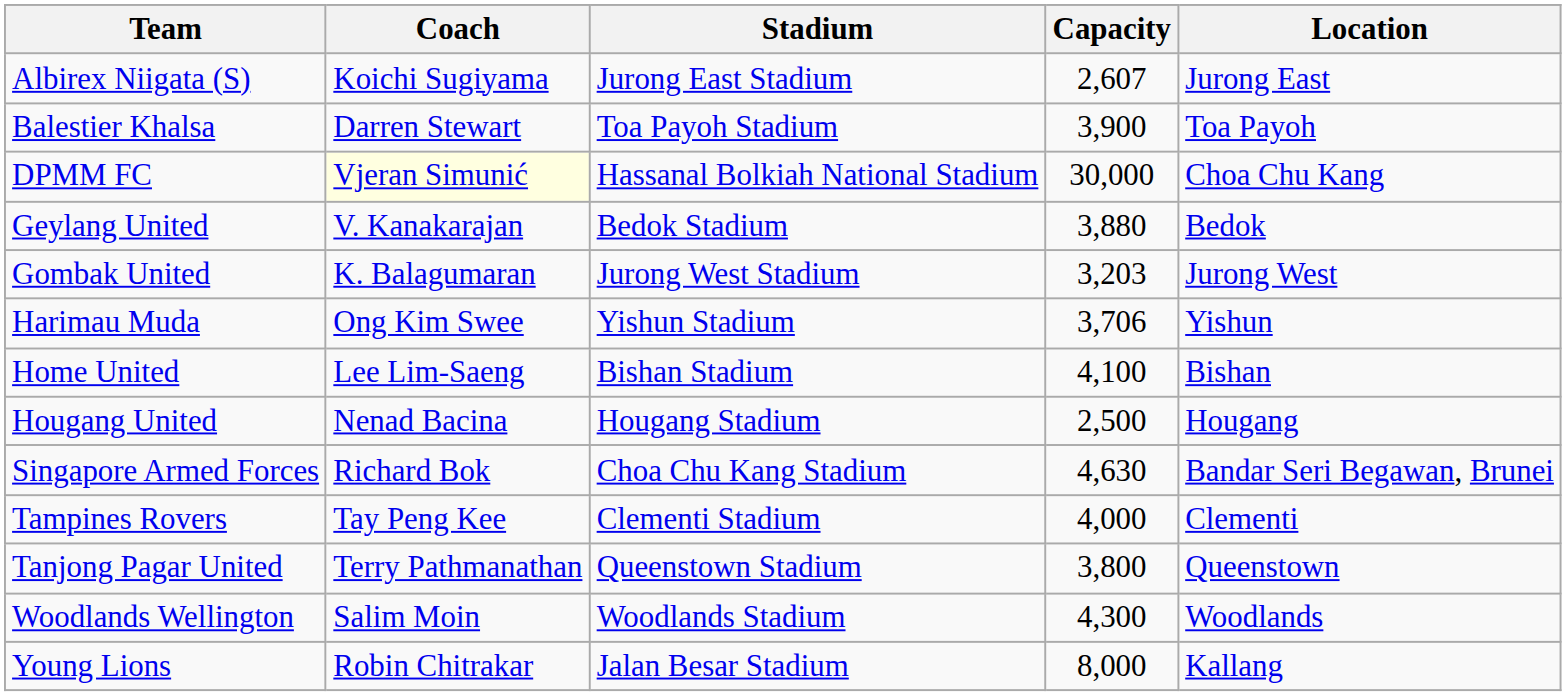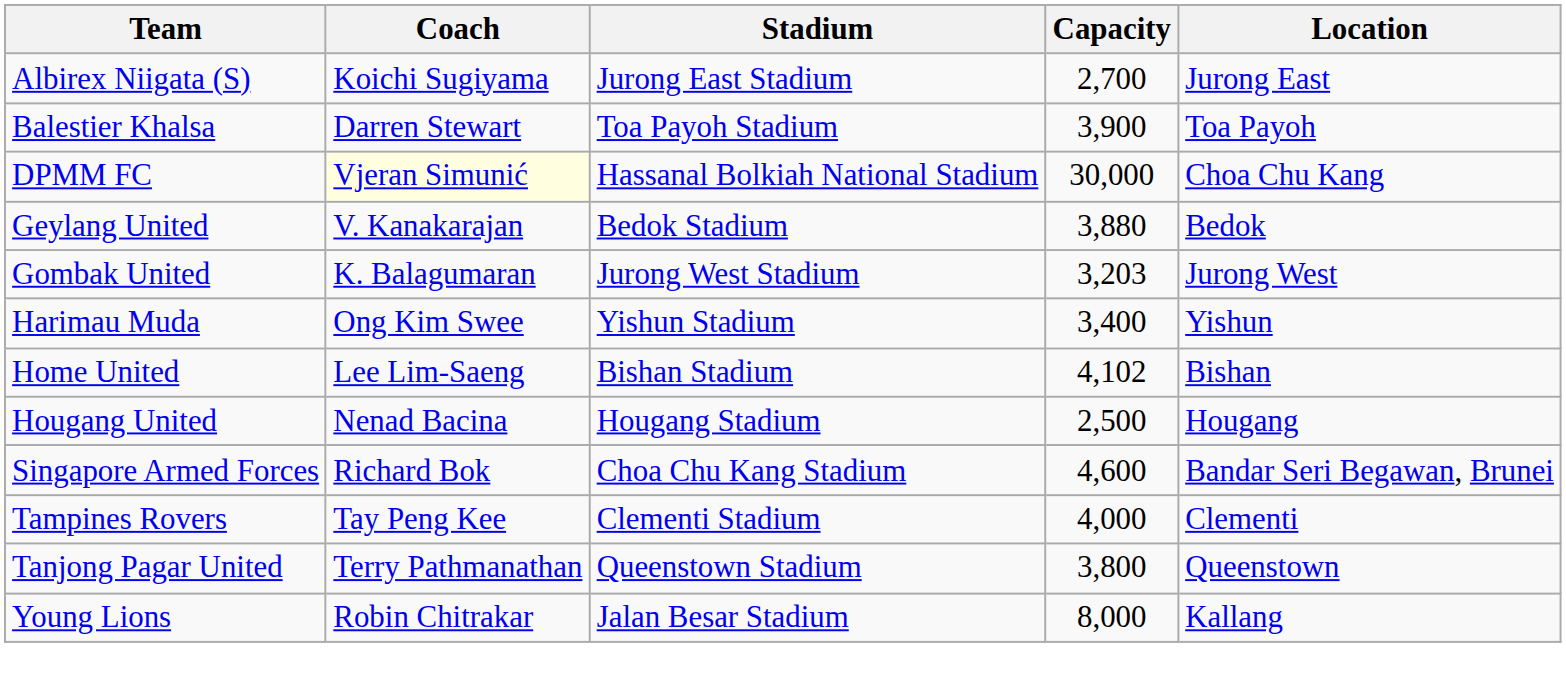(1112, 77) 2,607 -> (1112, 77) 2,700
(1112, 322) 3,706 -> (1112, 322) 3,400
(1112, 371) 4,100 -> (1112, 371) 4,102
(1112, 469) 4,630 -> (1112, 469) 4,600
- row: (153, 616)
